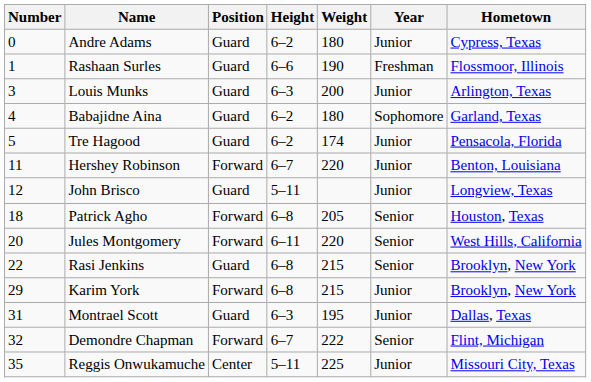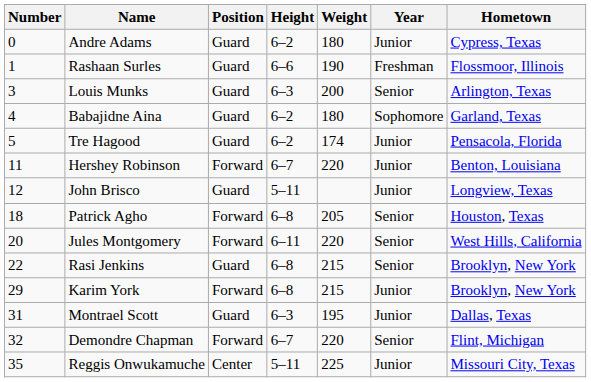(393, 91) Junior -> (394, 91) Senior
(332, 339) 222 -> (332, 339) 220
